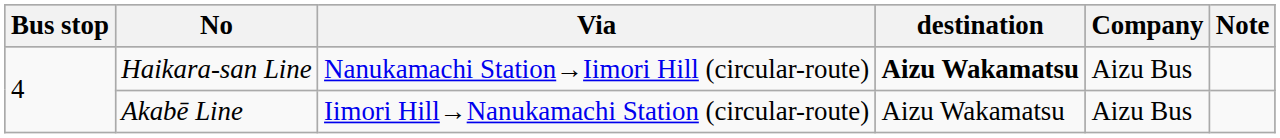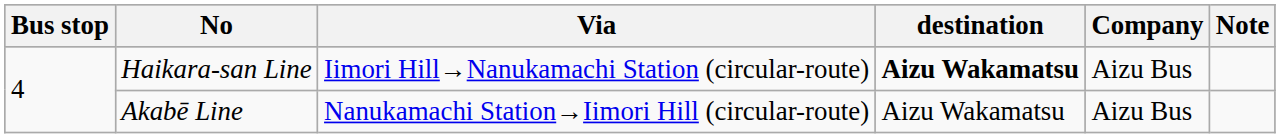(597, 68) Nanukamachi Station→Iimori Hill (circular-route) -> (597, 68) Iimori Hill→Nanukamachi Station (circular-route)
(597, 111) Iimori Hill→Nanukamachi Station (circular-route) -> (597, 111) Nanukamachi Station→Iimori Hill (circular-route)
